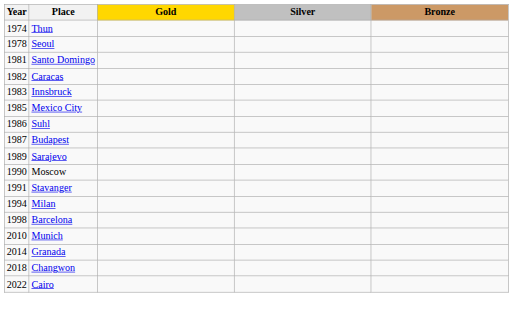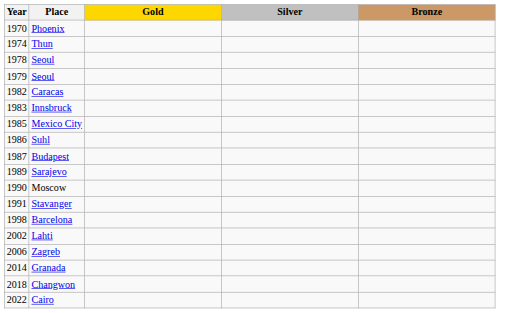+ row: (17, 28)
+ row: (17, 76)
- row: (17, 60)
- row: (17, 204)
+ row: (17, 236)
+ row: (17, 252)
- row: (17, 236)
